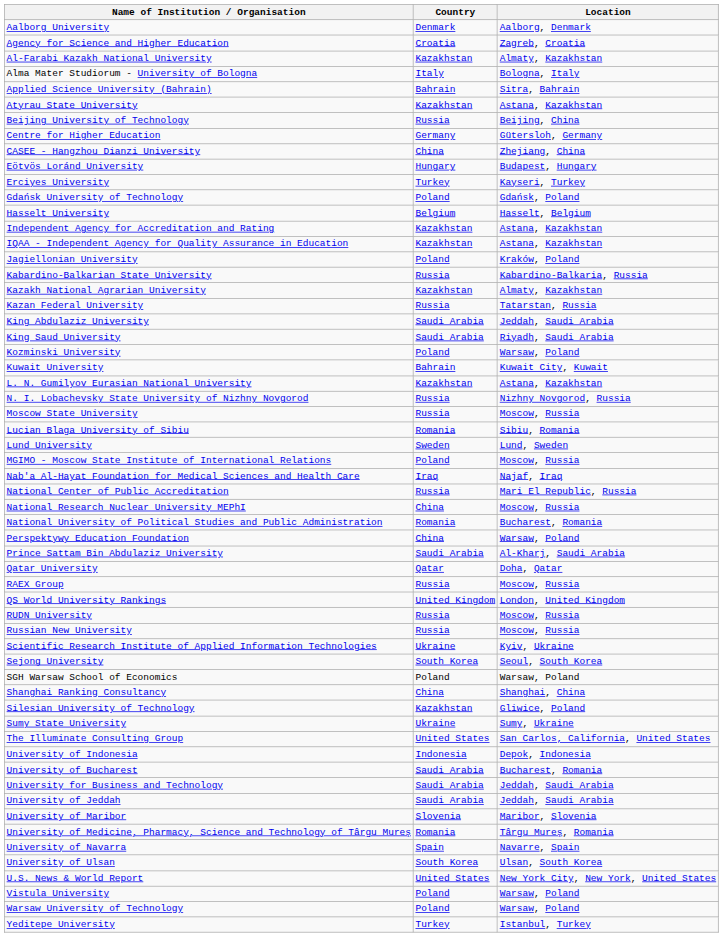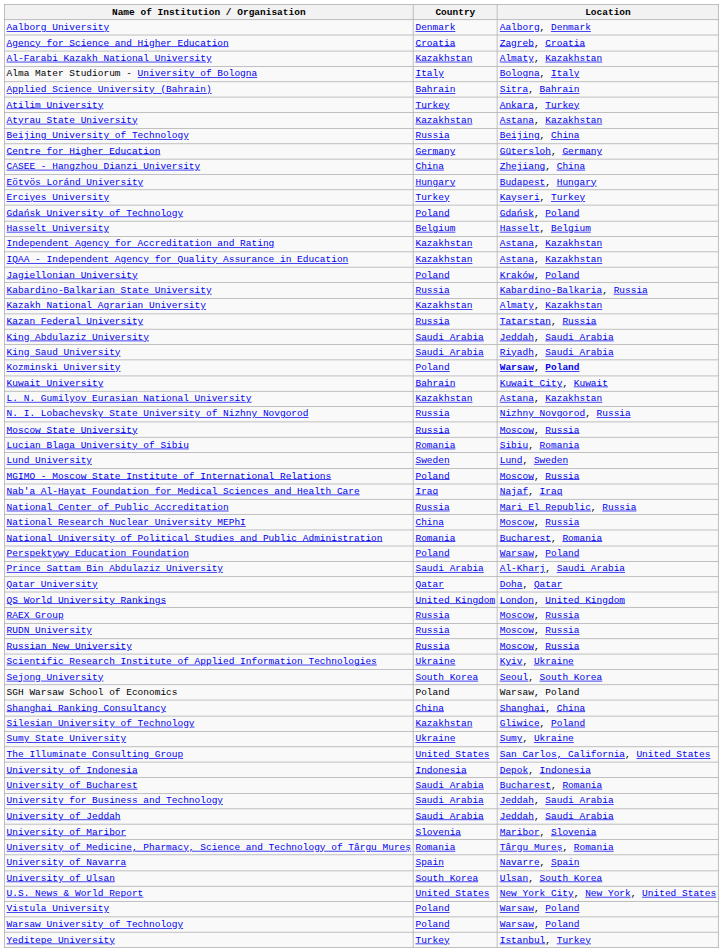+ row: (55, 105)
(540, 352) normal -> (540, 368) bold
(430, 538) China -> (433, 553) Poland
rows swapped: (86, 600) <-> (35, 584)
